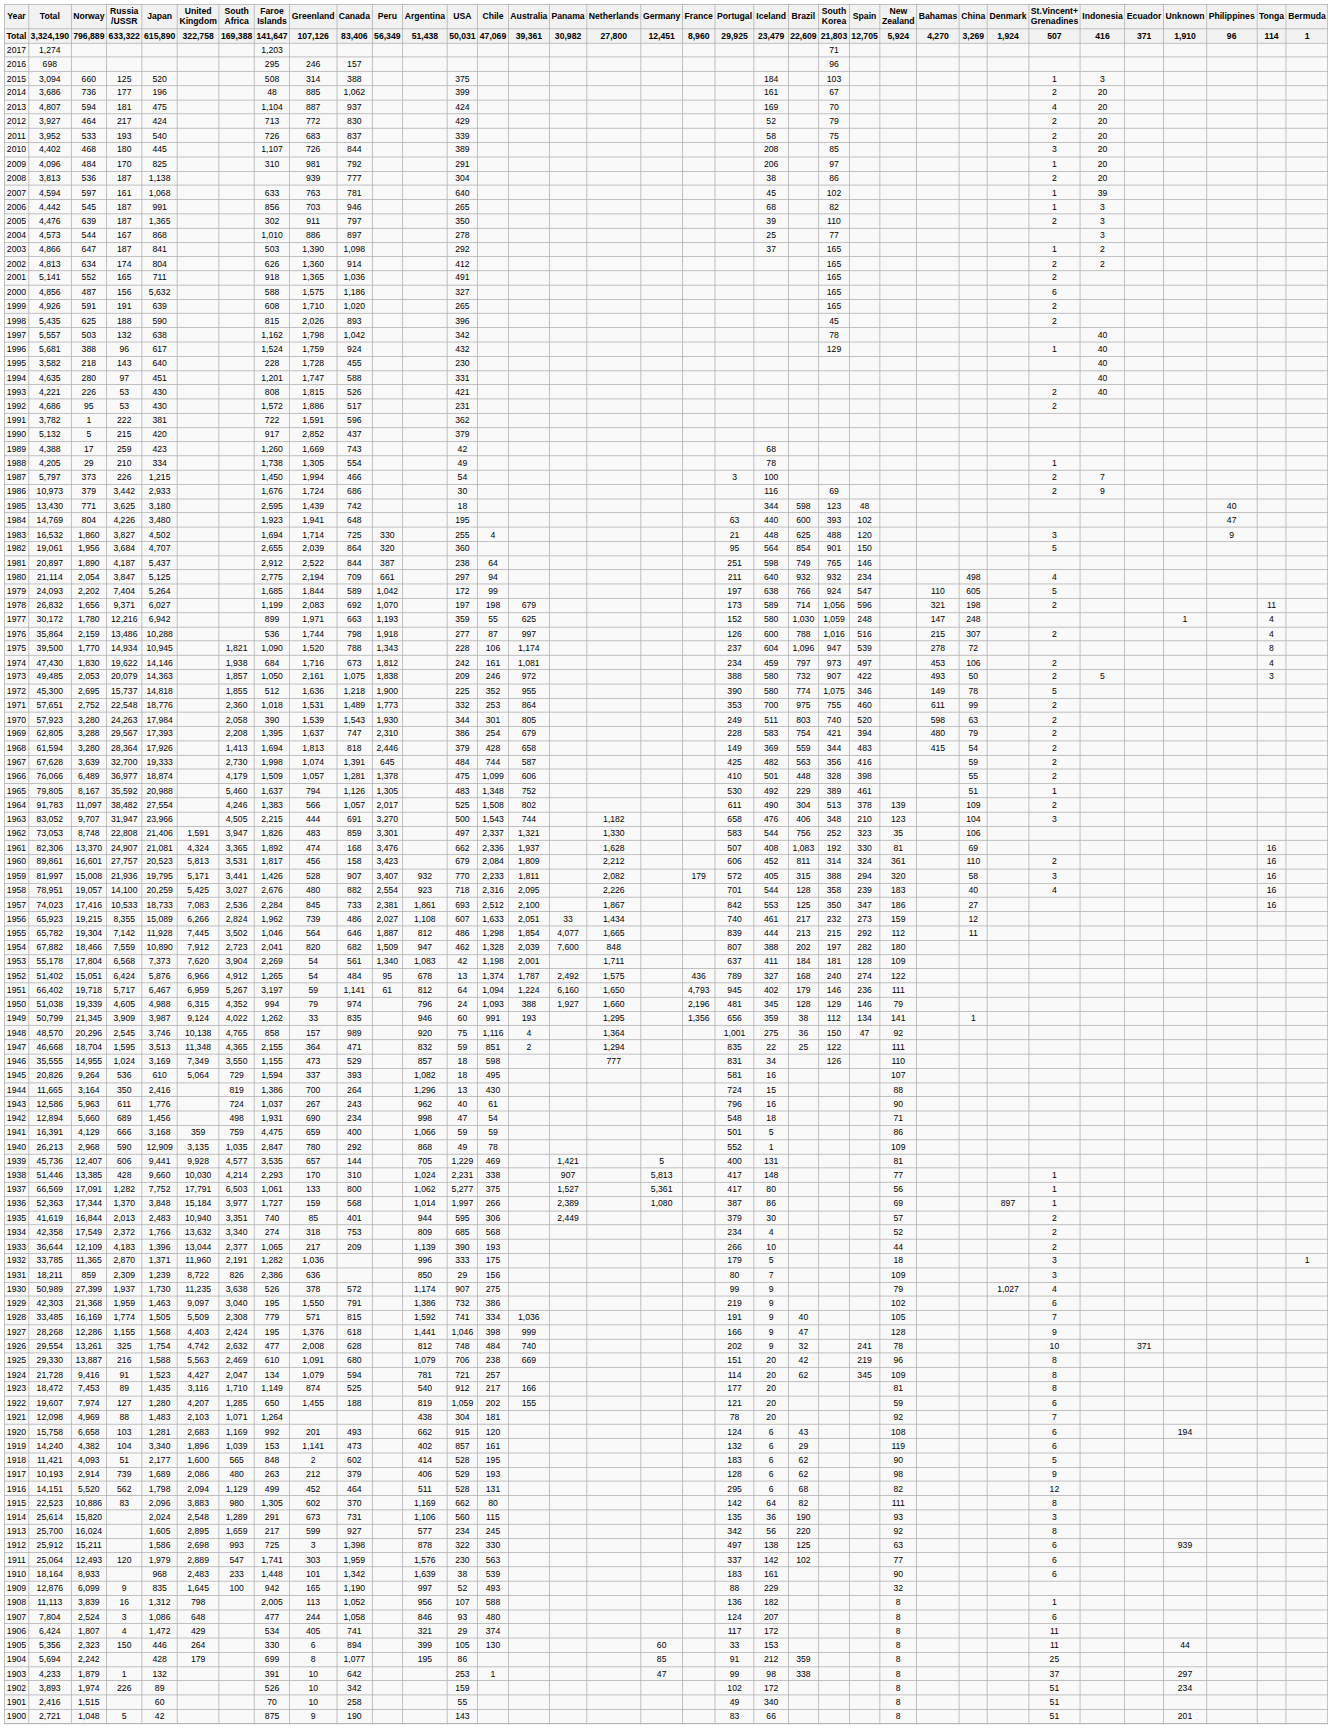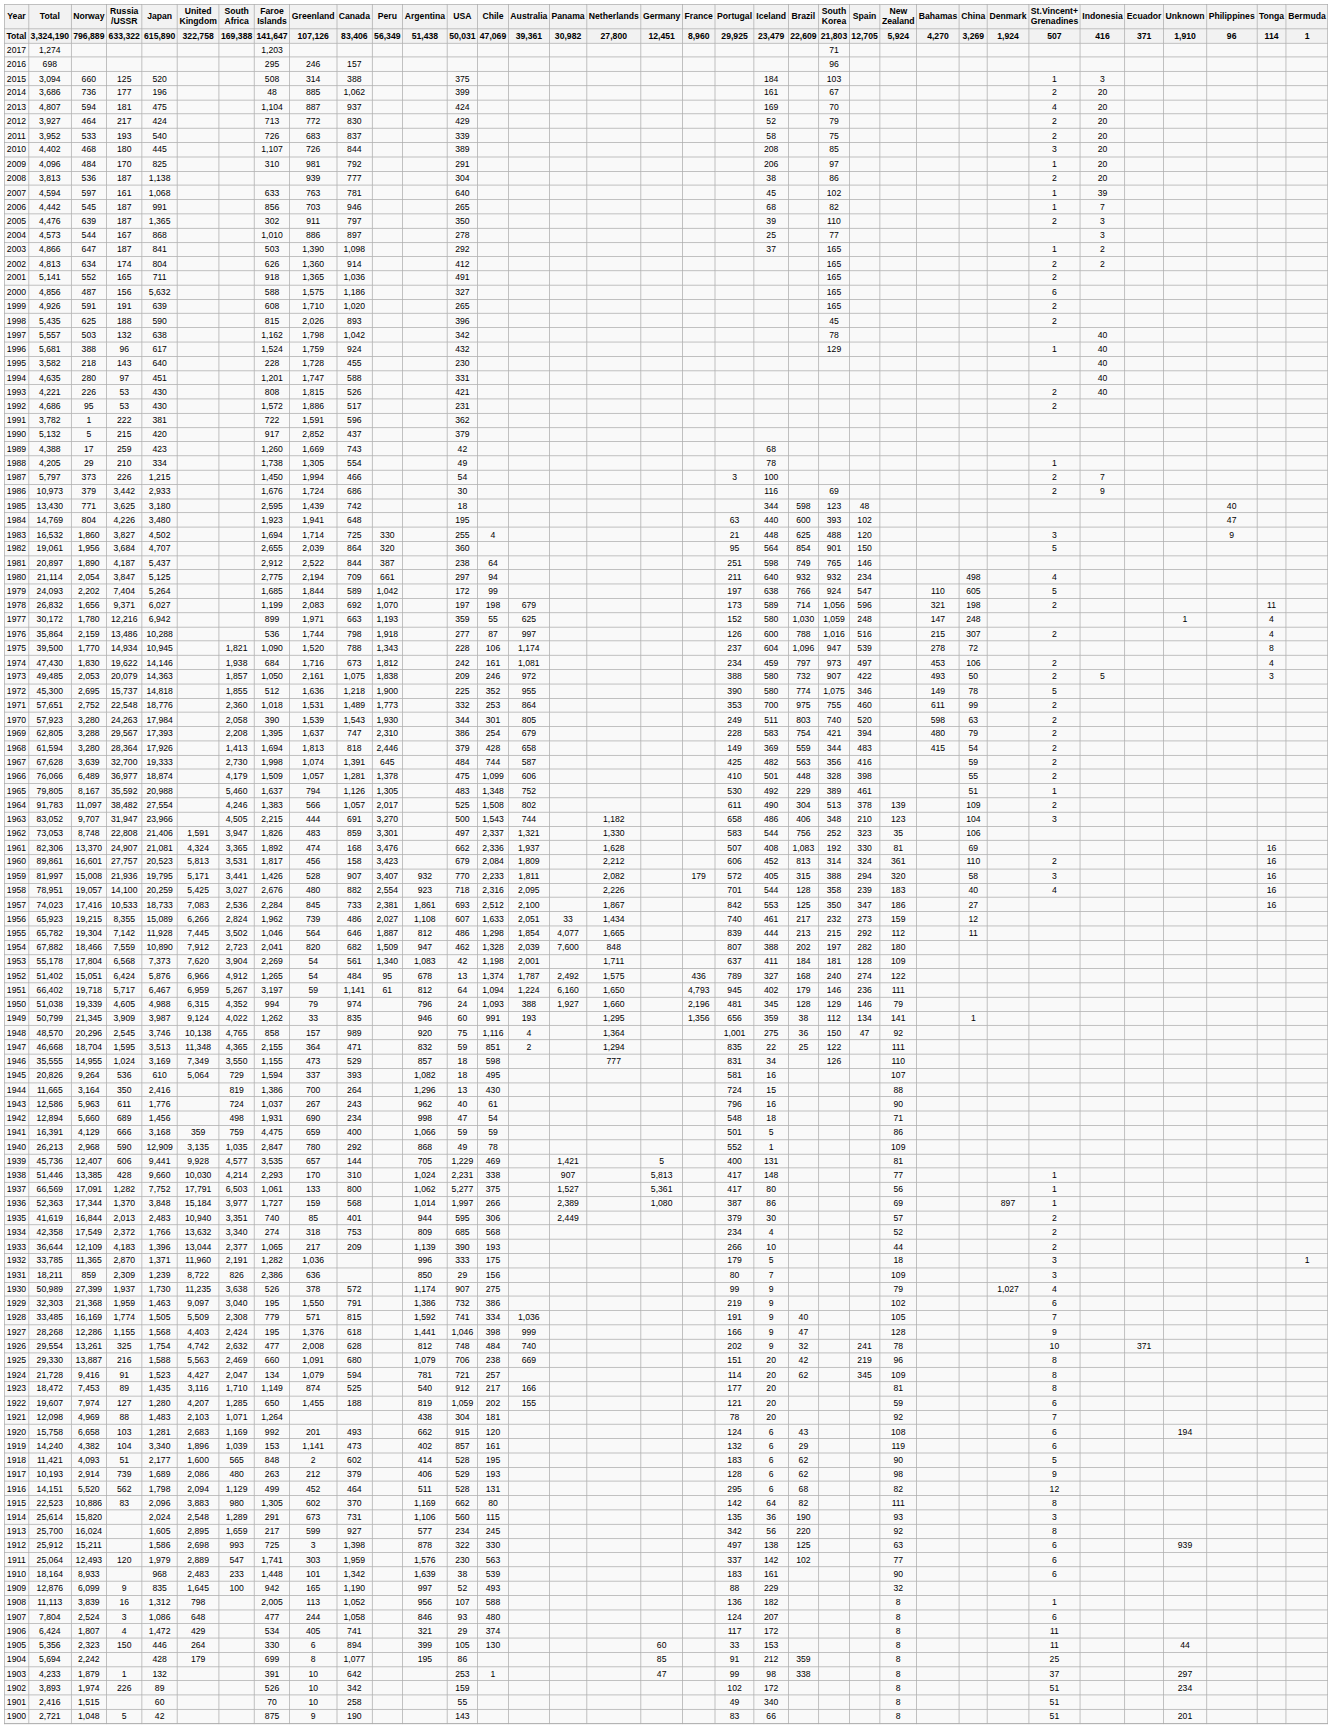(1103, 207) 3 -> (1103, 207) 7
(771, 819) 476 -> (771, 819) 486
(803, 862) 811 -> (803, 862) 813
(50, 1303) 42,303 -> (50, 1303) 32,303
(272, 1360) 610 -> (272, 1360) 660
